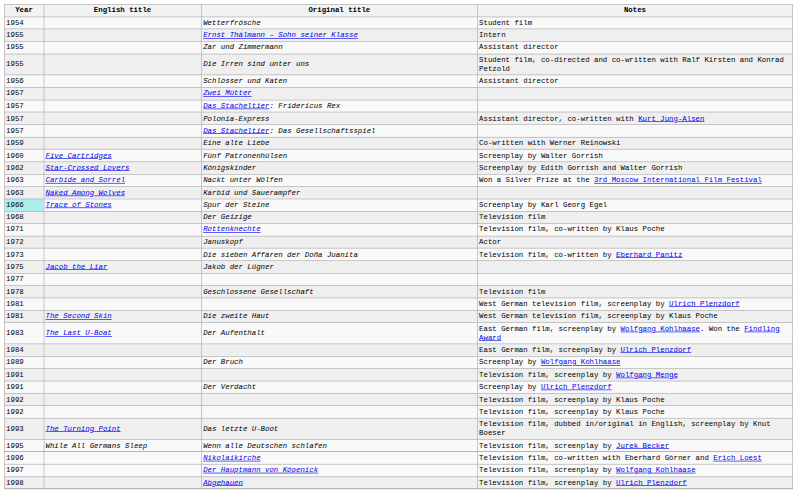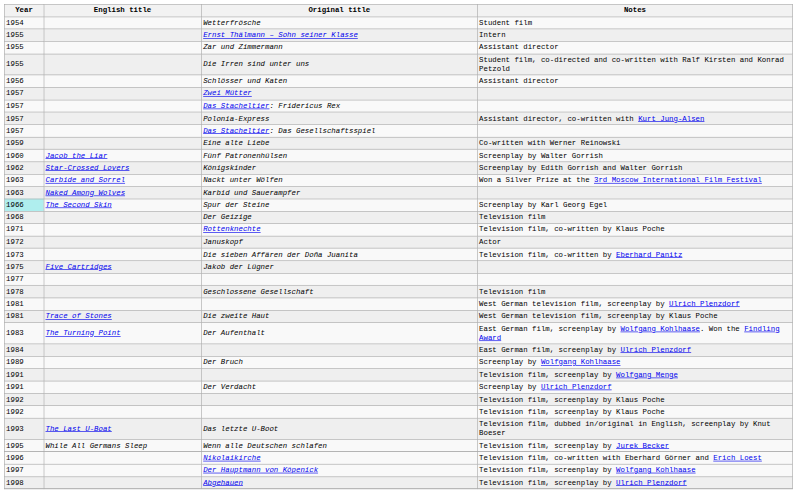(79, 155) Five Cartridges -> (76, 155) Jacob the Liar
(79, 205) Trace of Stones -> (79, 205) The Second Skin
(76, 267) Jacob the Liar -> (79, 267) Five Cartridges
(79, 316) The Second Skin -> (79, 316) Trace of Stones
(79, 333) The Last U-Boat -> (83, 333) The Turning Point
(83, 429) The Turning Point -> (79, 429) The Last U-Boat
